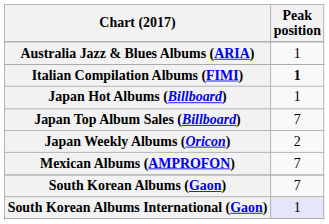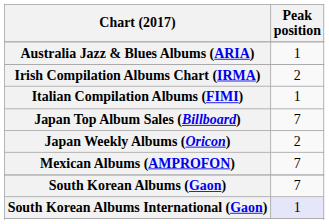+ row: (137, 75)
(297, 75) bold -> (297, 97) normal
- row: (137, 97)
